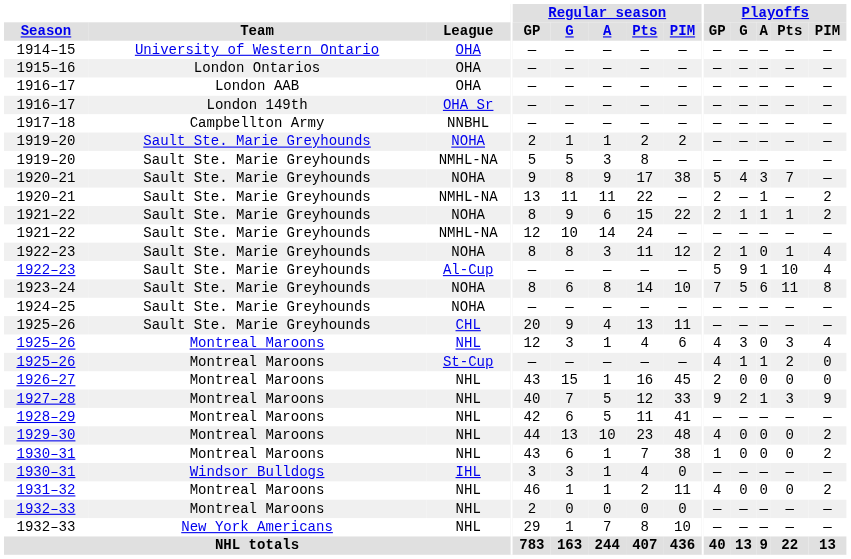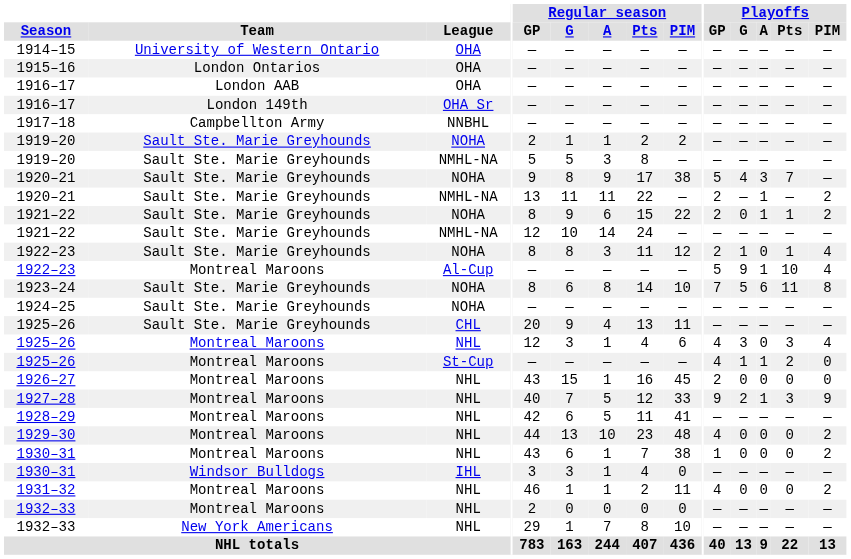(743, 215) 1 -> (743, 215) 0
(257, 270) Sault Ste. Marie Greyhounds -> (257, 270) Montreal Maroons
